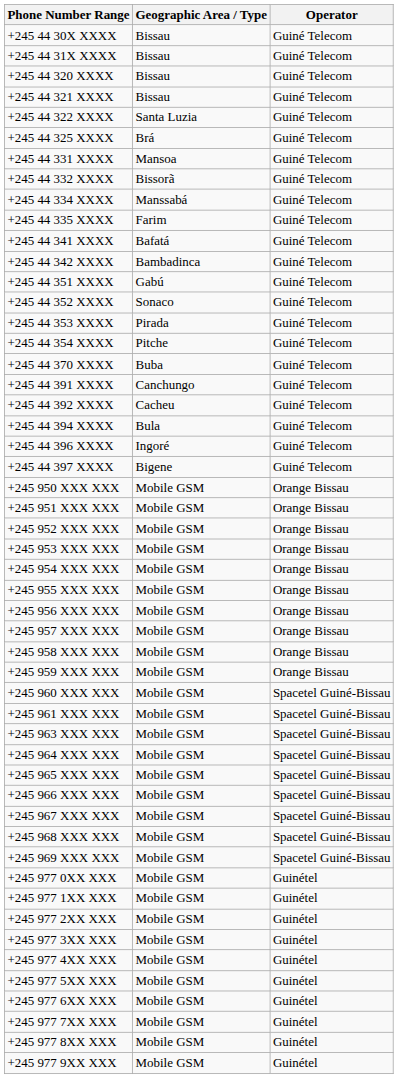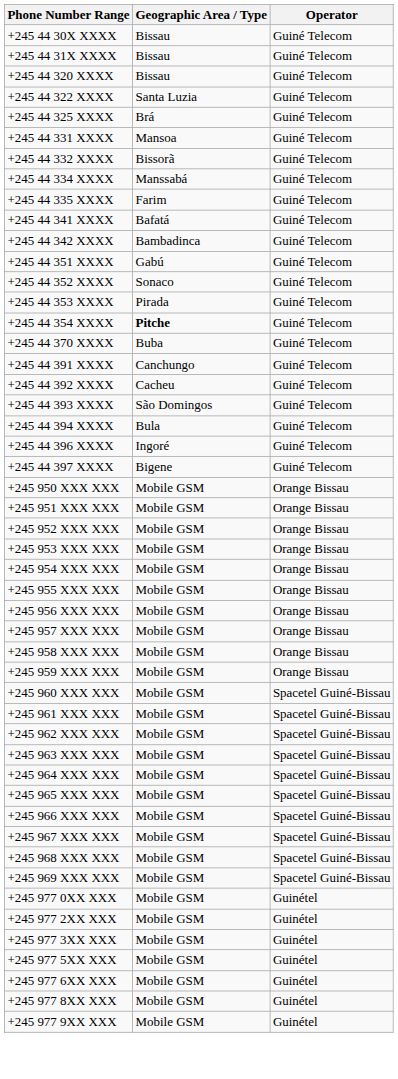- row: (61, 96)
(152, 343) normal -> (153, 323) bold
+ row: (61, 405)
+ row: (63, 734)
- row: (62, 898)
- row: (62, 960)
- row: (62, 1021)
